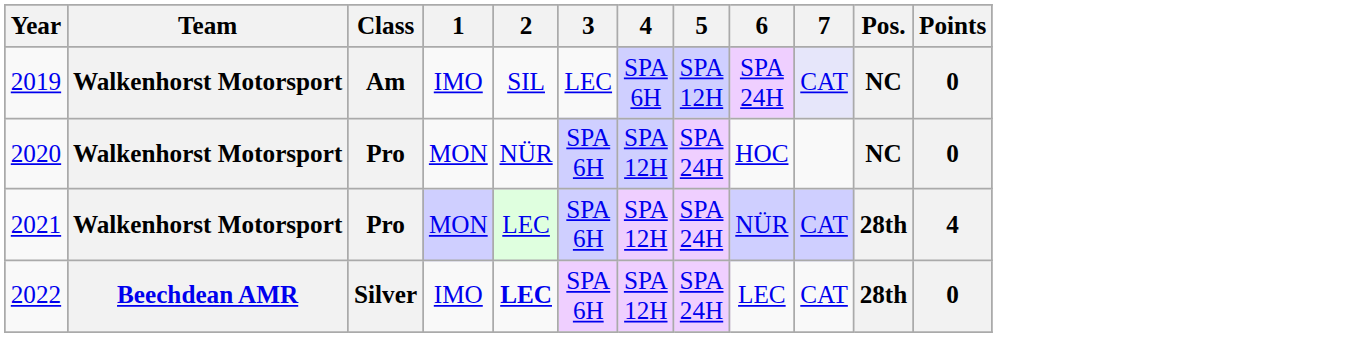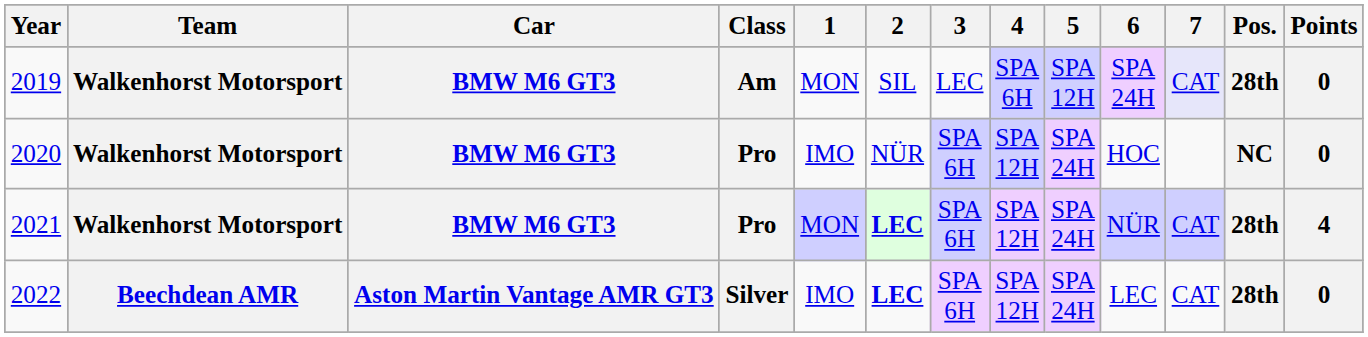+ column: (534, 25)
(458, 82) IMO -> (830, 82) MON
(883, 82) NC -> (1255, 82) 28th
(458, 153) MON -> (830, 153) IMO
(526, 224) normal -> (897, 224) bold
